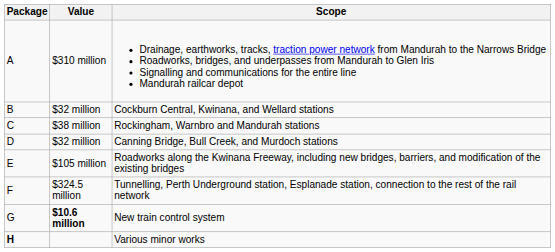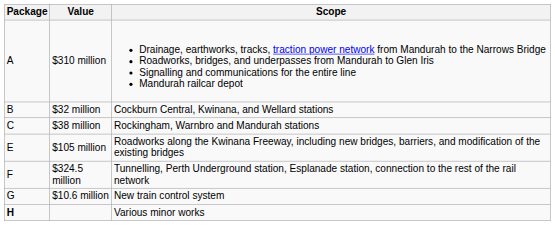- row: (226, 141)
(68, 218) bold -> (80, 196) normal
